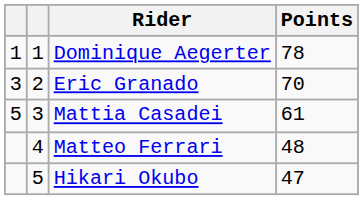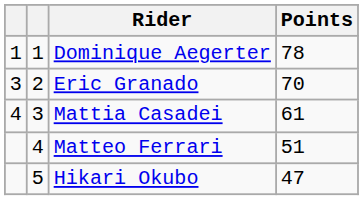(16, 116) 5 -> (16, 116) 4
(293, 148) 48 -> (293, 148) 51
